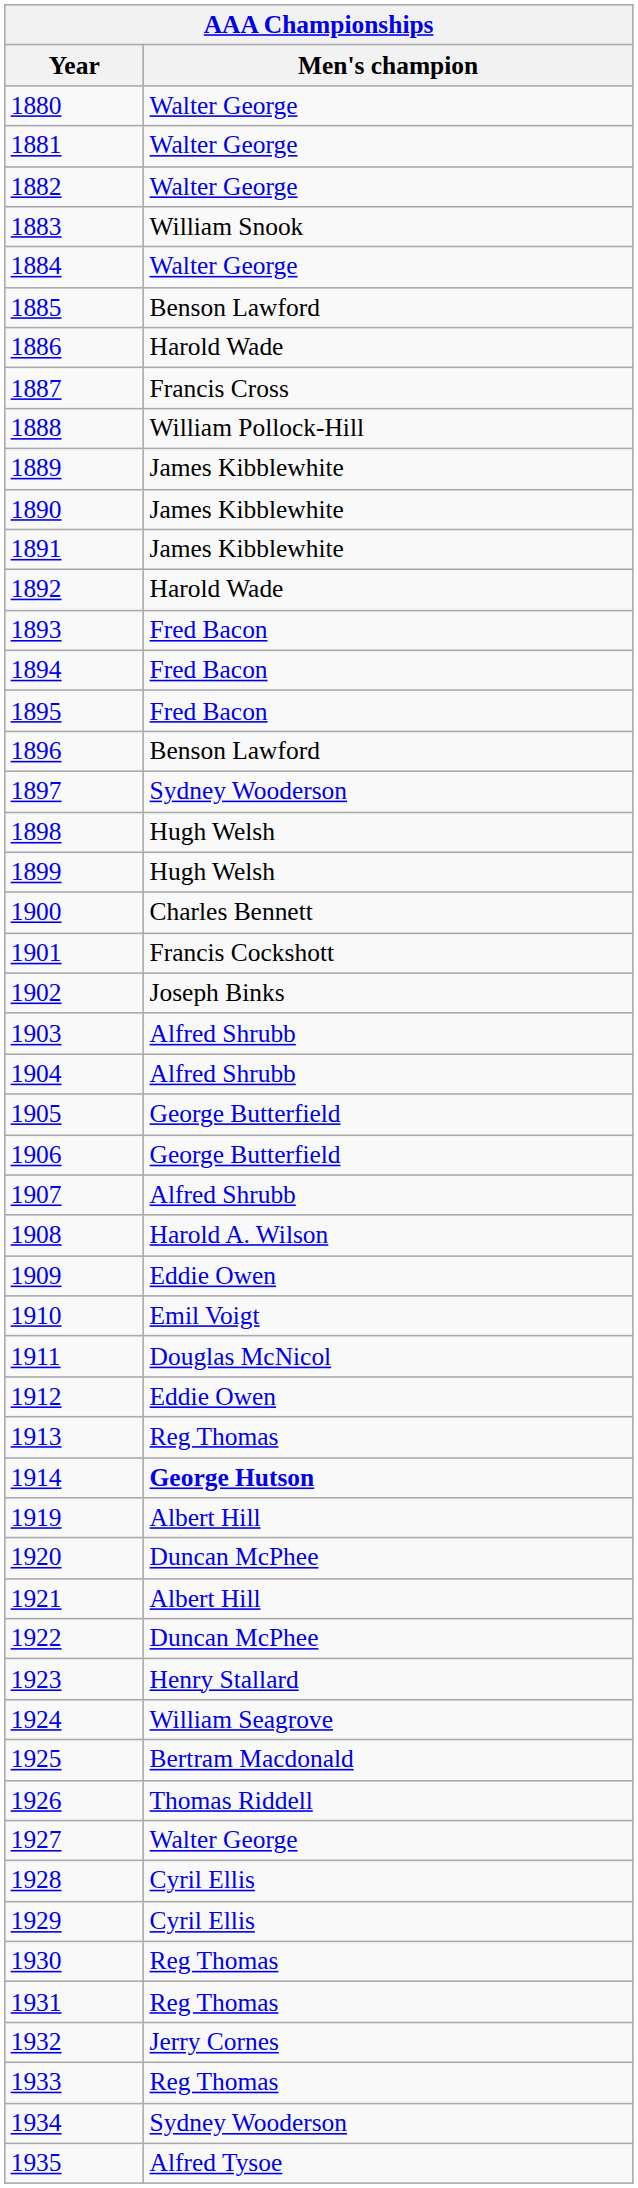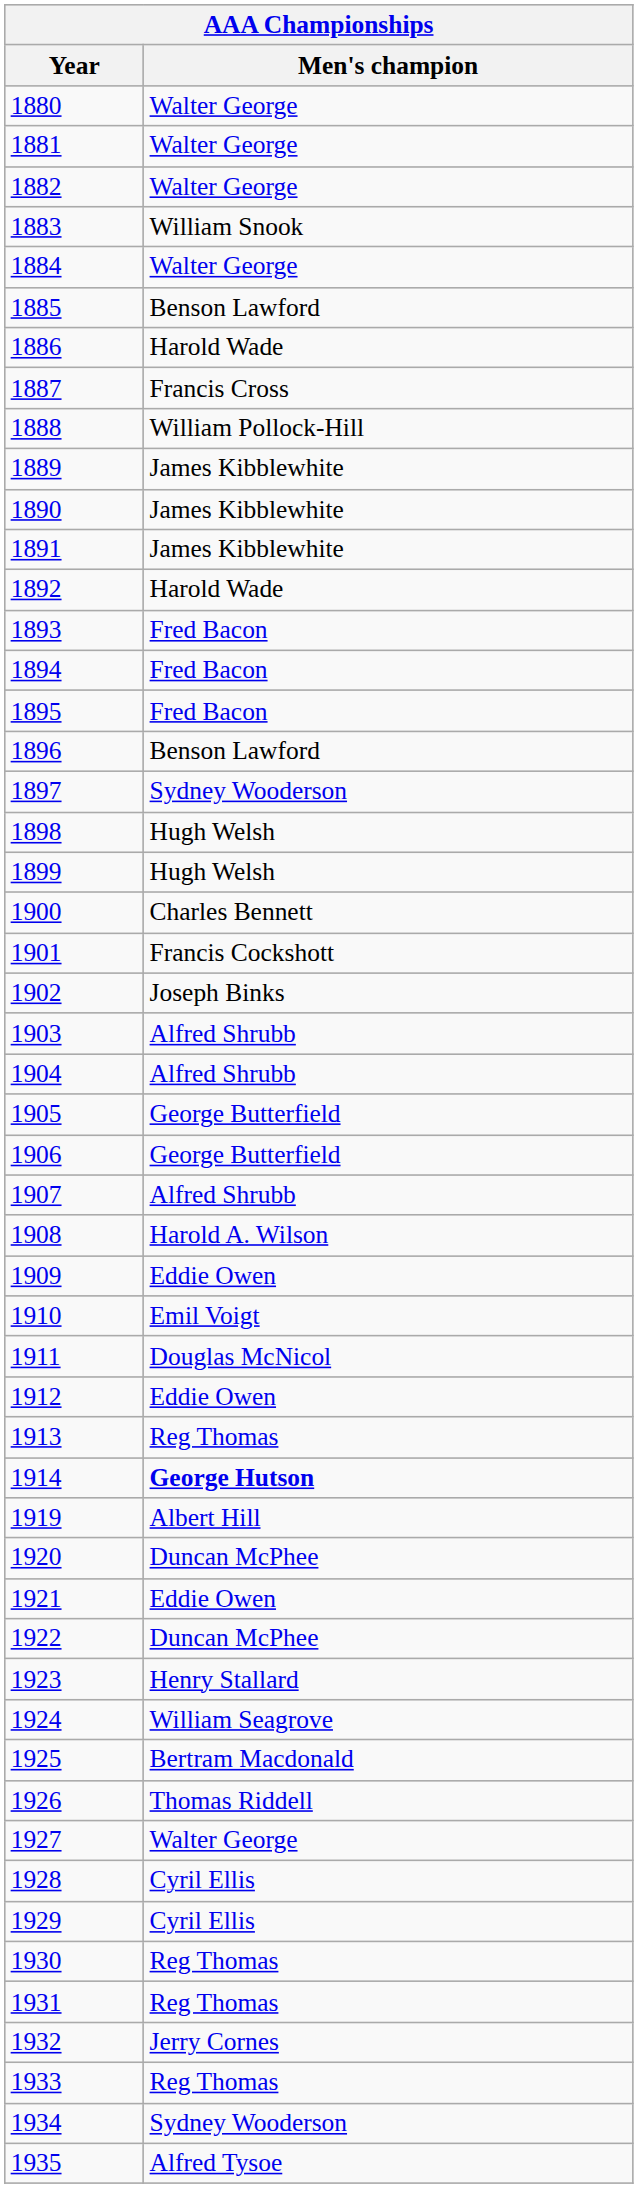(205, 1598) Albert Hill -> (213, 1598) Eddie Owen
